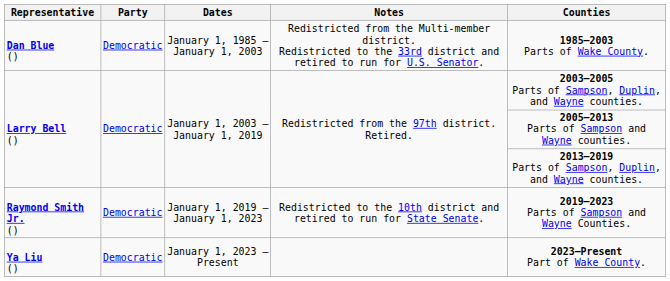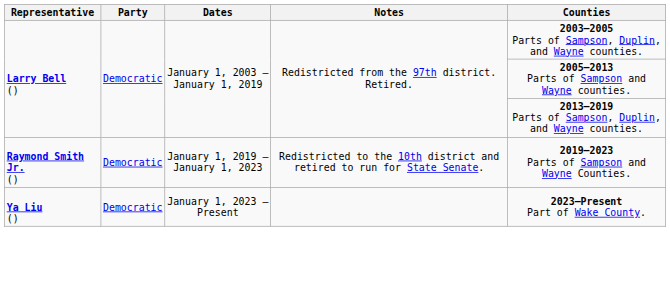- row: (31, 51)
